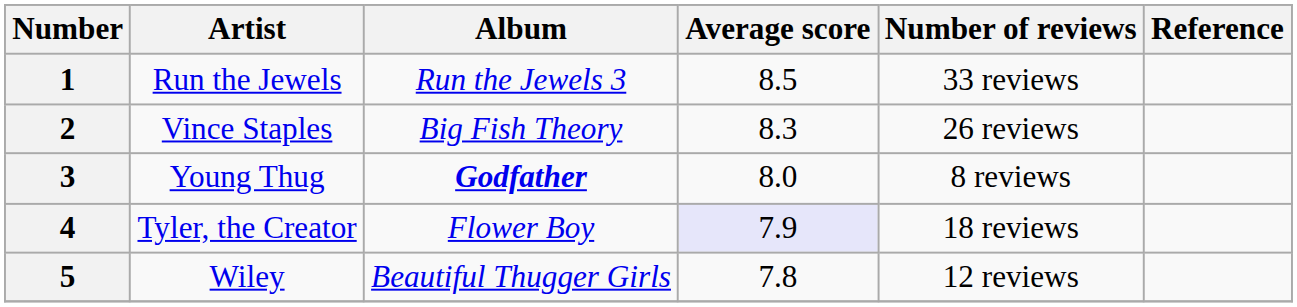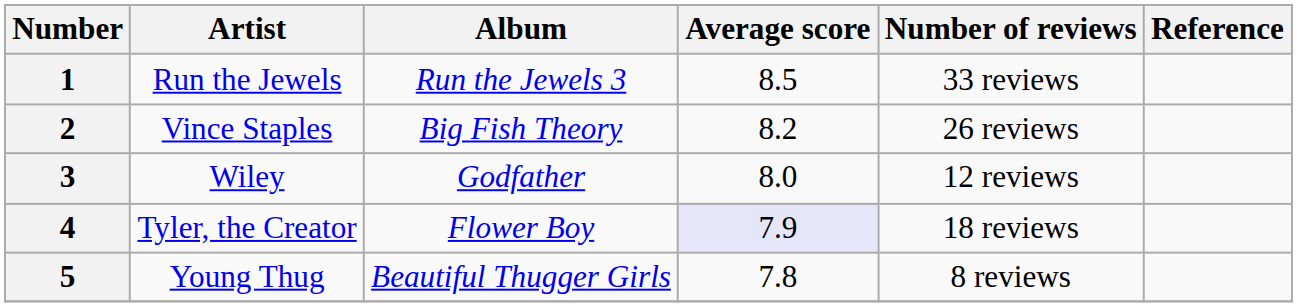(778, 128) 8.3 -> (778, 128) 8.2
(247, 177) Young Thug -> (247, 177) Wiley
(521, 177) bold -> (521, 177) normal
(1011, 177) 8 reviews -> (1011, 177) 12 reviews
(247, 276) Wiley -> (247, 276) Young Thug
(1011, 276) 12 reviews -> (1011, 276) 8 reviews
